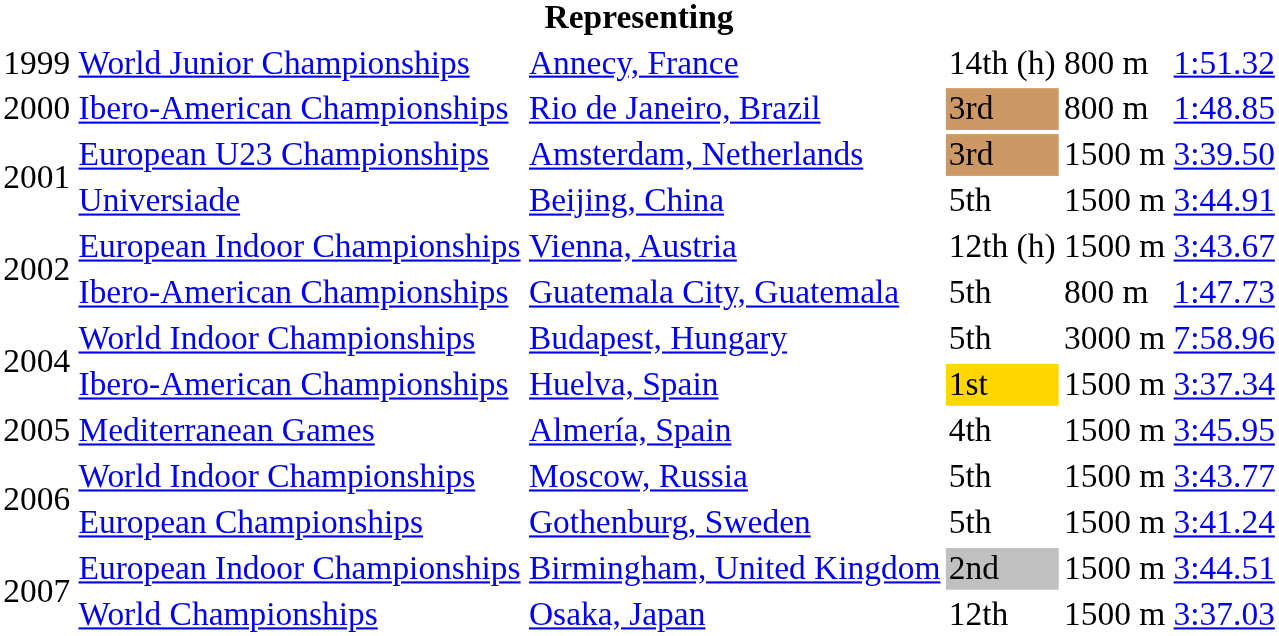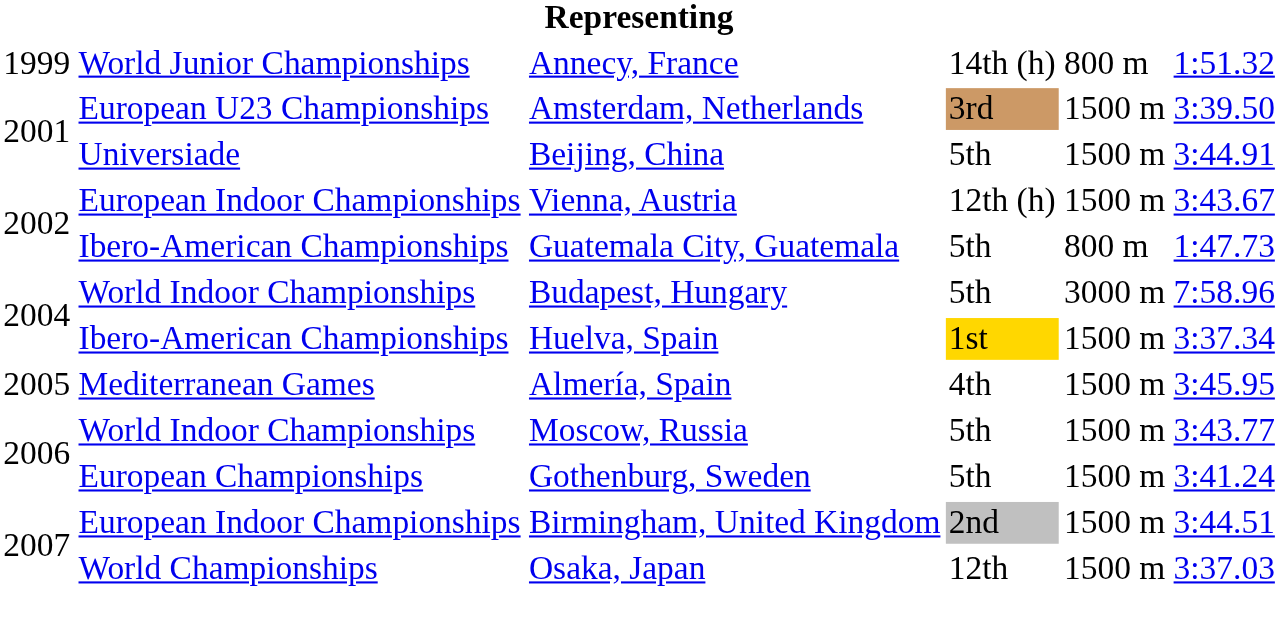- row: (675, 108)
